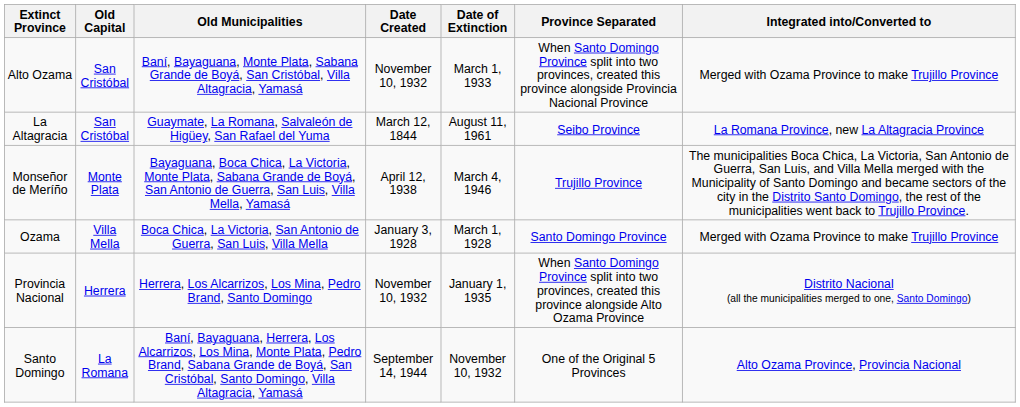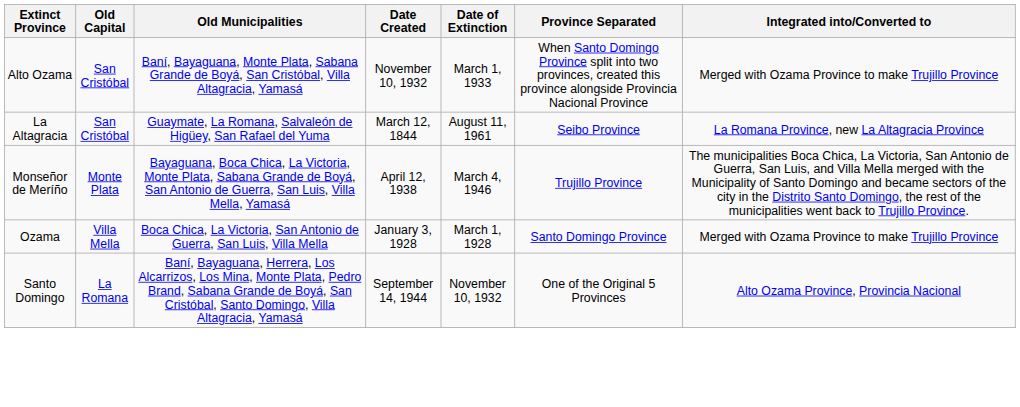- row: (40, 291)
